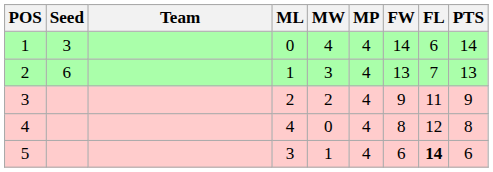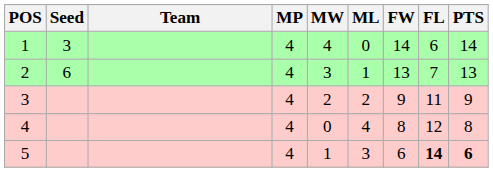columns swapped: (366, 18) <-> (290, 18)
(468, 153) normal -> (468, 153) bold
